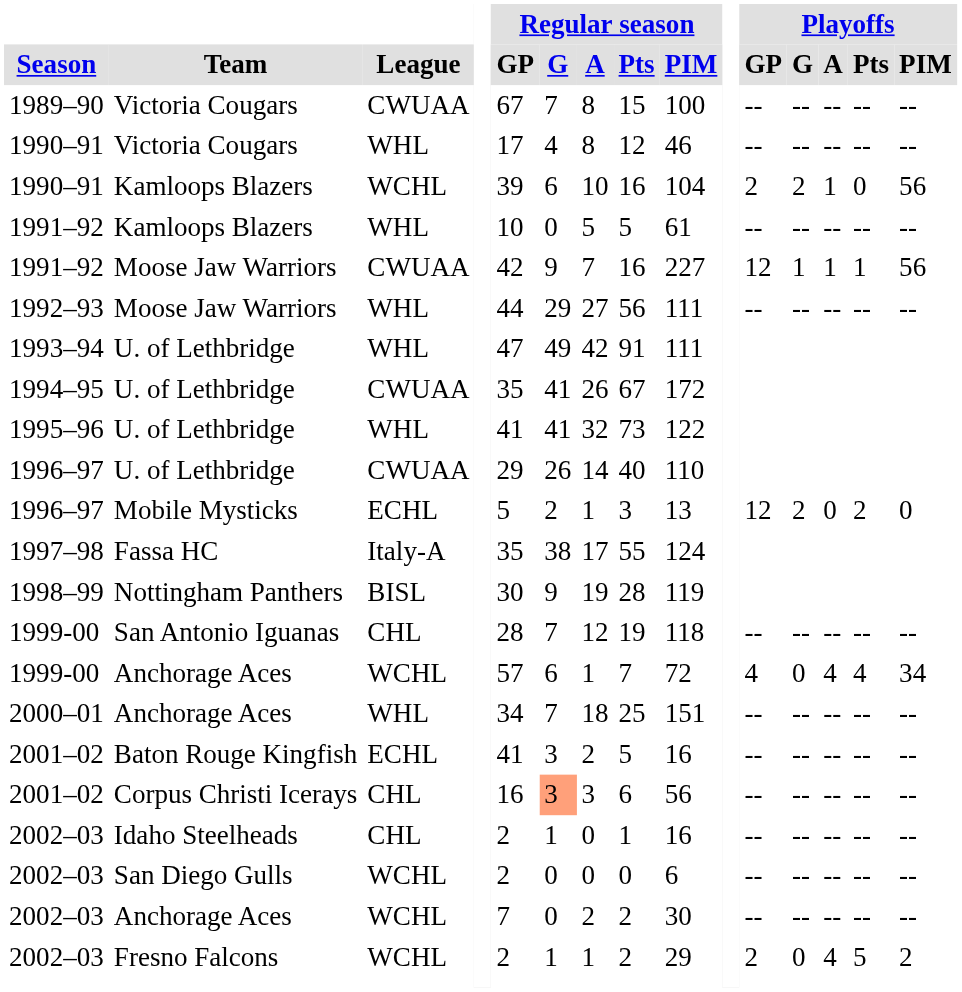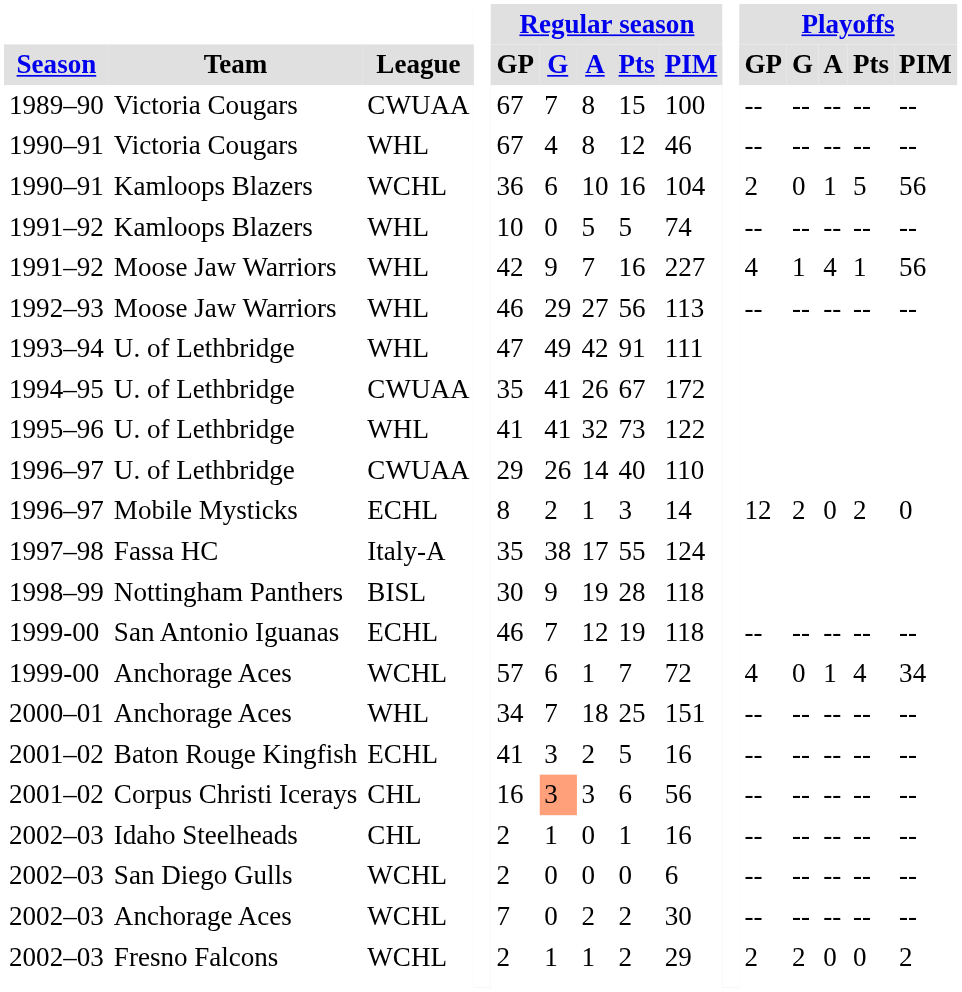(510, 145) 17 -> (510, 145) 67
(510, 186) 39 -> (510, 186) 36
(799, 186) 2 -> (799, 186) 0
(860, 186) 0 -> (860, 186) 5
(678, 226) 61 -> (678, 226) 74
(418, 267) CWUAA -> (398, 267) WHL
(758, 267) 12 -> (751, 267) 4
(830, 267) 1 -> (830, 267) 4
(510, 307) 44 -> (510, 307) 46
(684, 307) 111 -> (685, 307) 113
(503, 510) 5 -> (503, 510) 8
(678, 510) 13 -> (678, 510) 14
(685, 591) 119 -> (685, 591) 118
(394, 632) CHL -> (403, 632) ECHL
(510, 632) 28 -> (510, 632) 46
(830, 672) 4 -> (830, 672) 1
(799, 956) 0 -> (799, 956) 2
(830, 956) 4 -> (830, 956) 0
(860, 956) 5 -> (860, 956) 0
